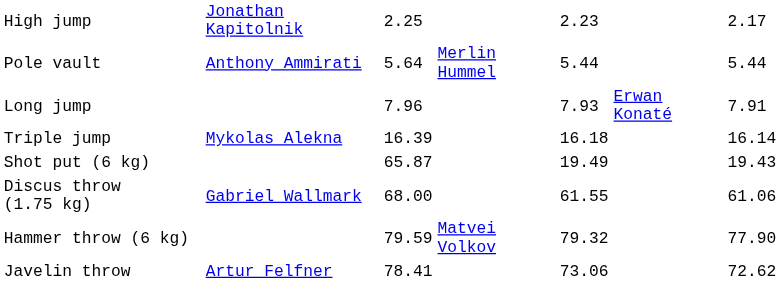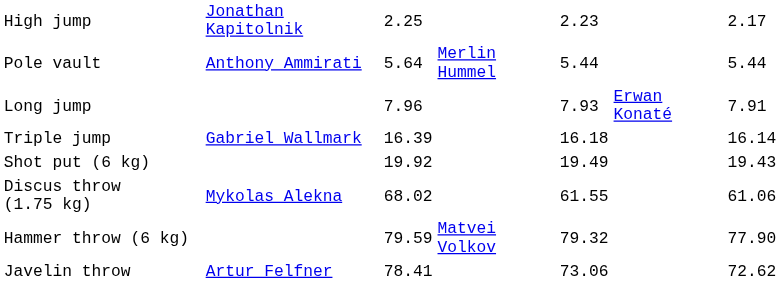(274, 139) Mykolas Alekna -> (284, 139) Gabriel Wallmark
(408, 162) 65.87 -> (408, 162) 19.92
(284, 196) Gabriel Wallmark -> (274, 196) Mykolas Alekna
(408, 196) 68.00 -> (408, 196) 68.02
